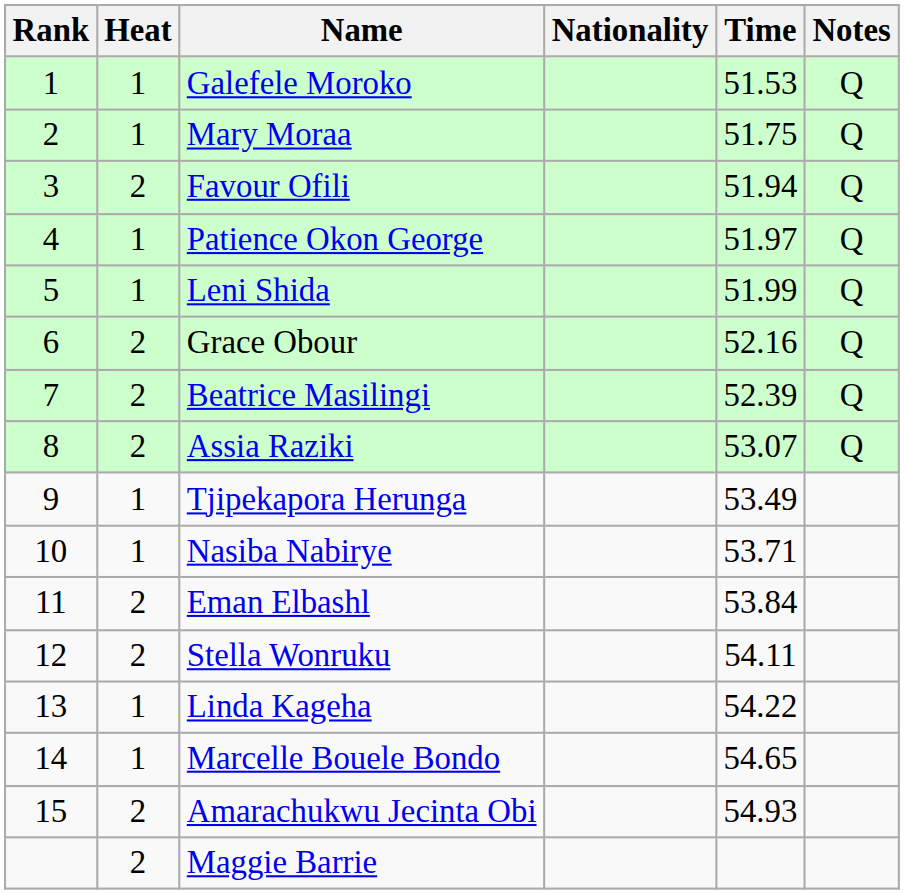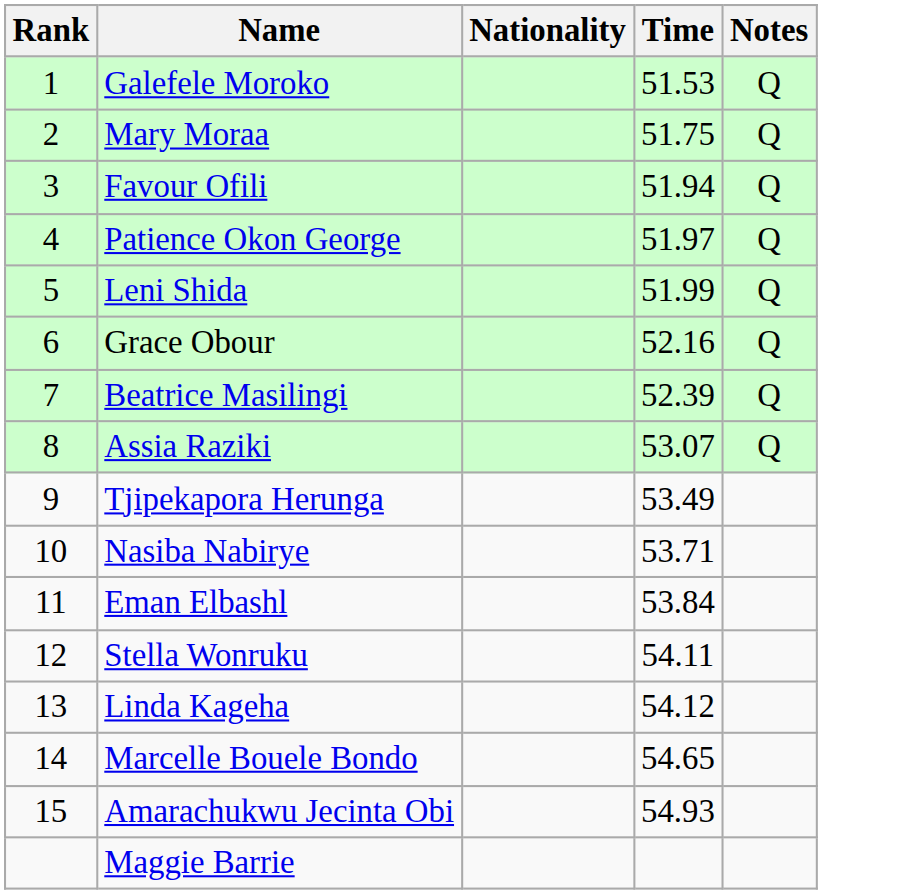- column: (138, 30)
(760, 706) 54.22 -> (678, 706) 54.12
